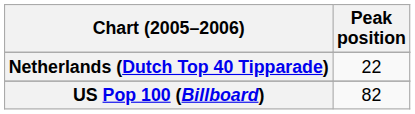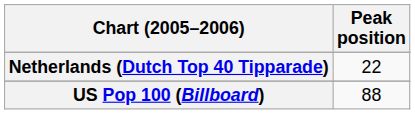(371, 94) 82 -> (371, 94) 88
